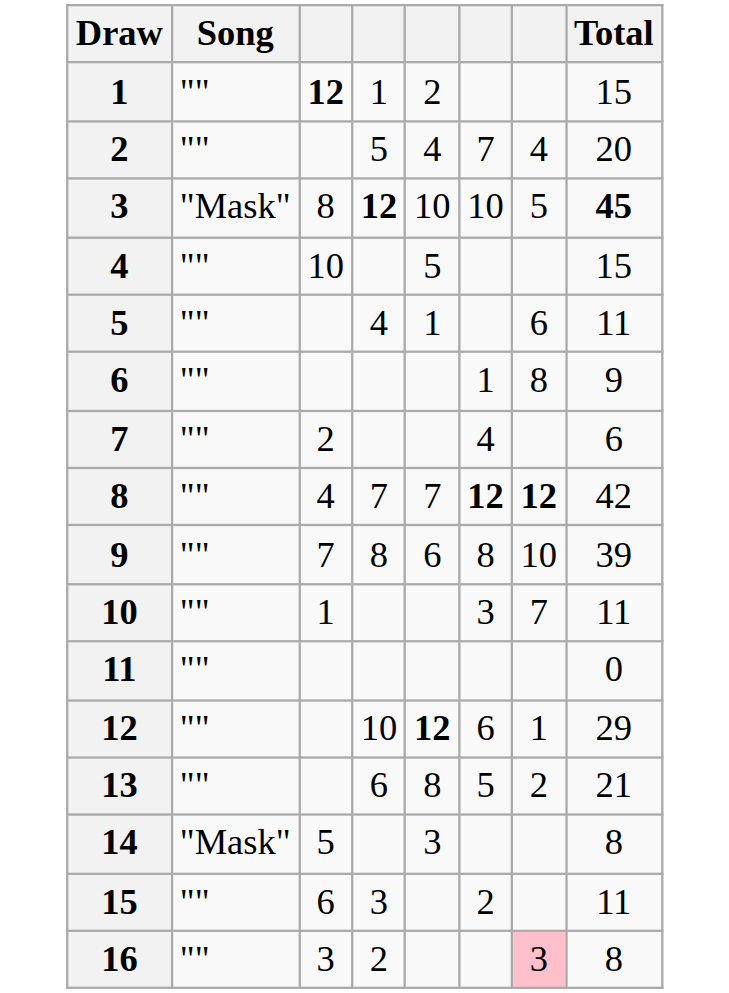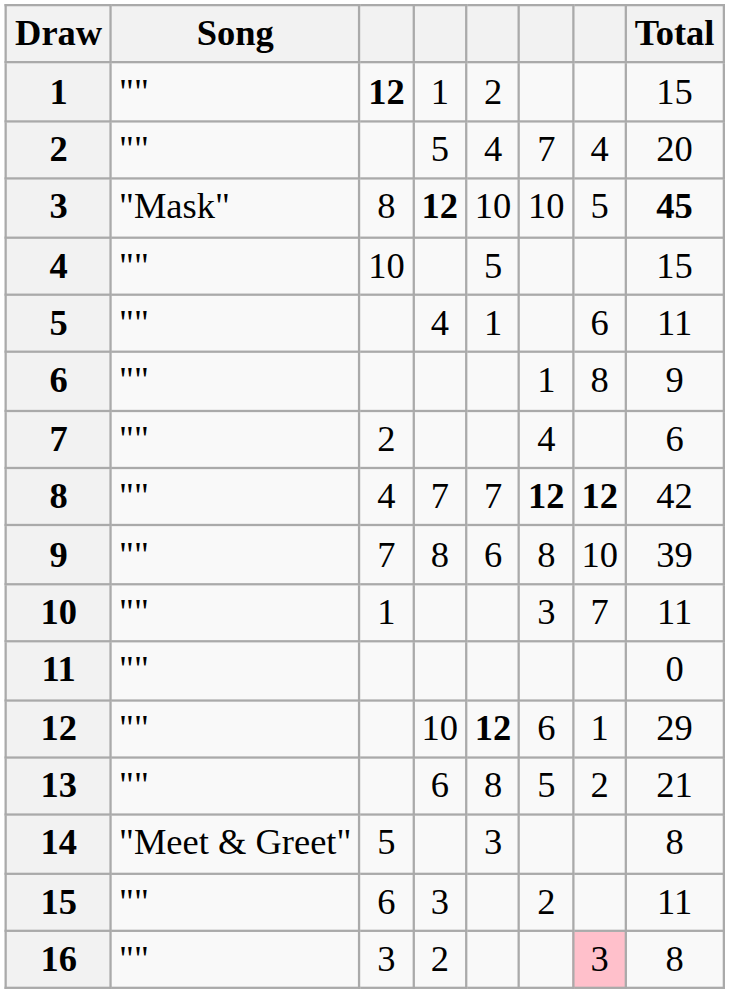(235, 843) "Mask" -> (235, 843) "Meet & Greet"
